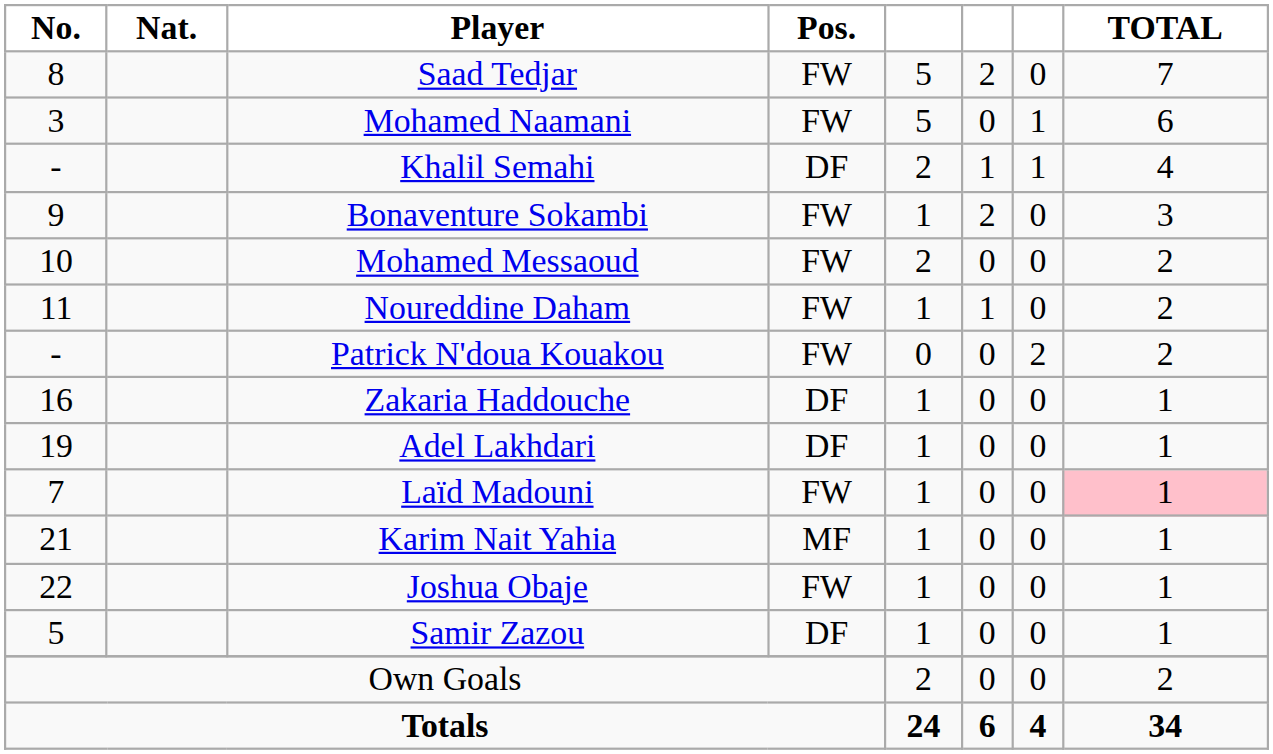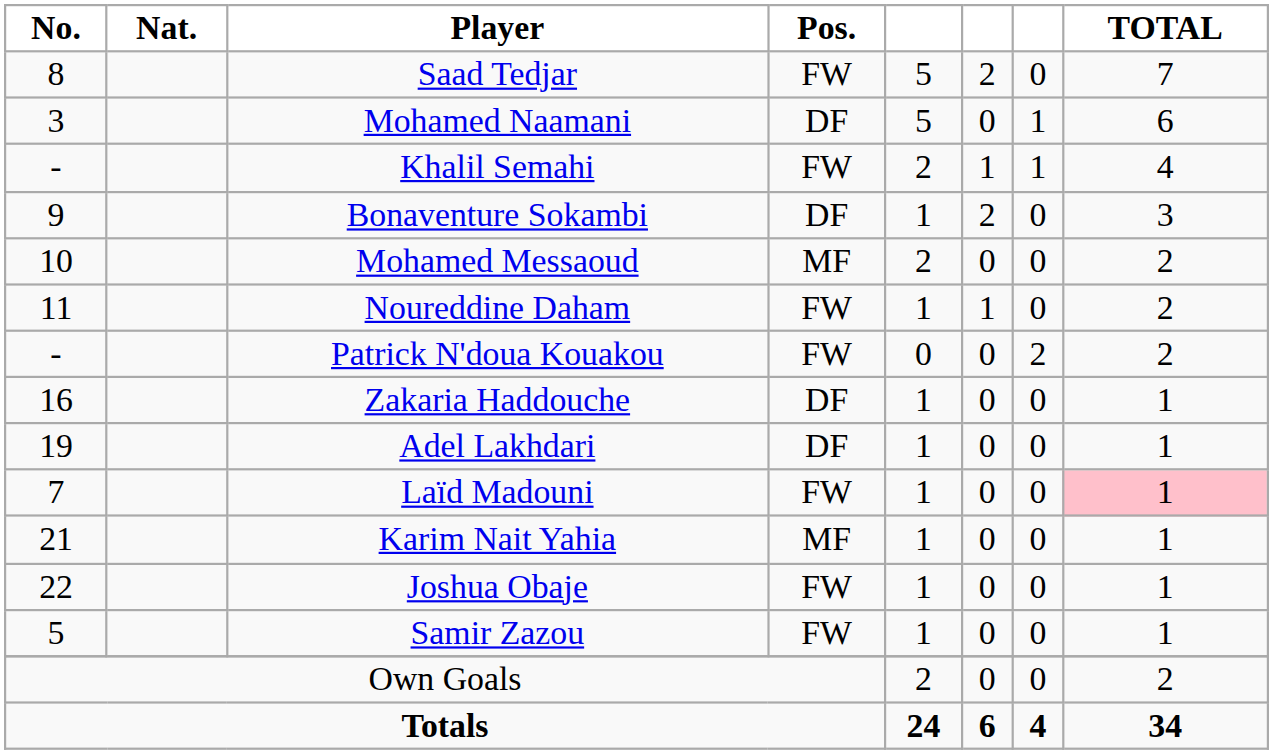(827, 121) FW -> (827, 121) DF
(827, 167) DF -> (827, 167) FW
(827, 213) FW -> (827, 213) DF
(827, 260) FW -> (827, 260) MF
(827, 632) DF -> (827, 632) FW
